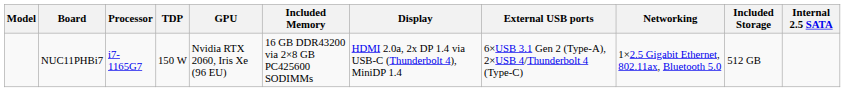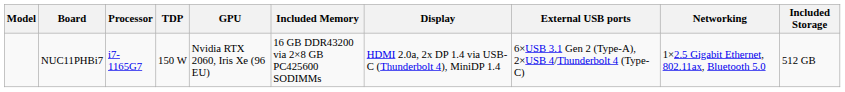- column: (811, 19)
